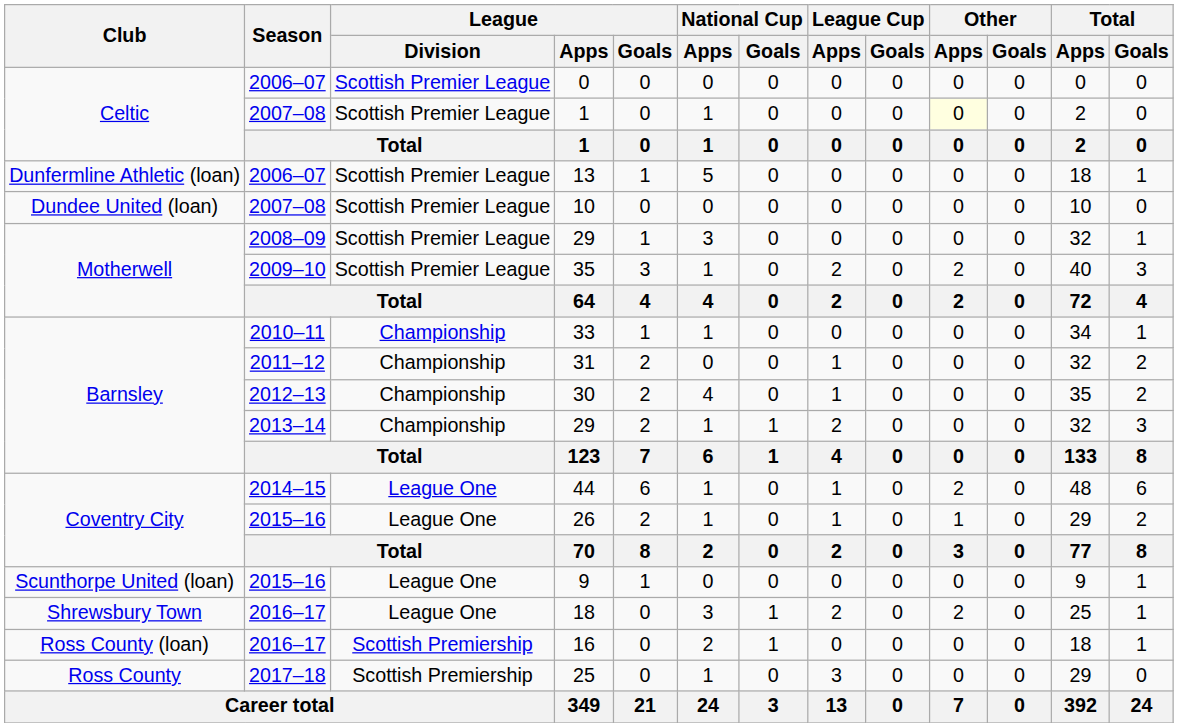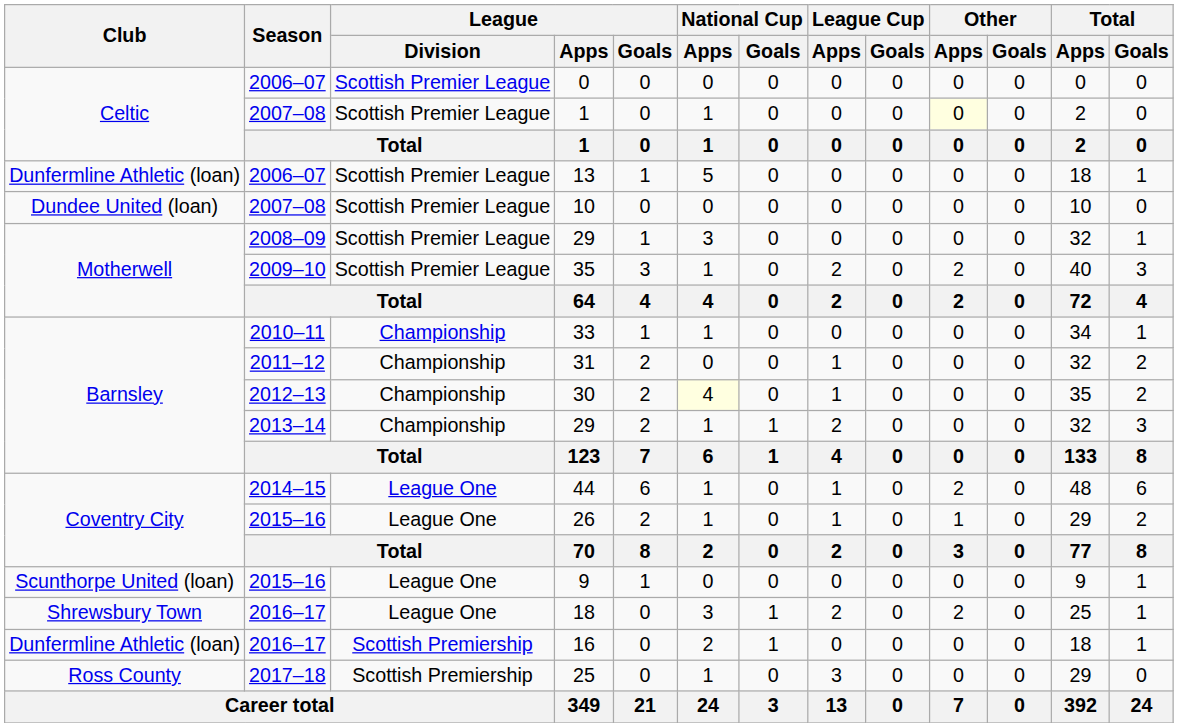(708, 394) no background -> (708, 394) lightyellow background
(125, 644) Ross County (loan) -> (125, 644) Dunfermline Athletic (loan)
